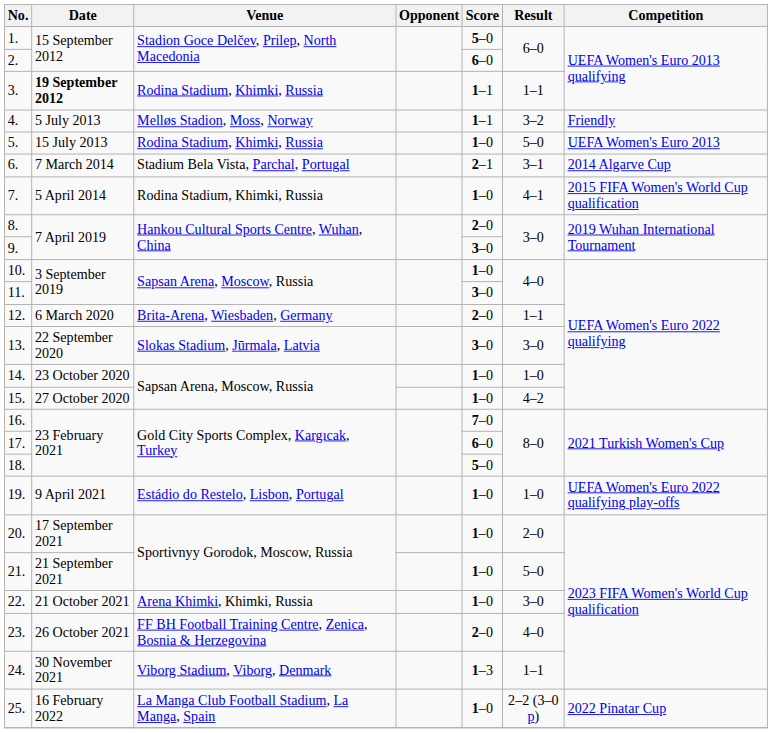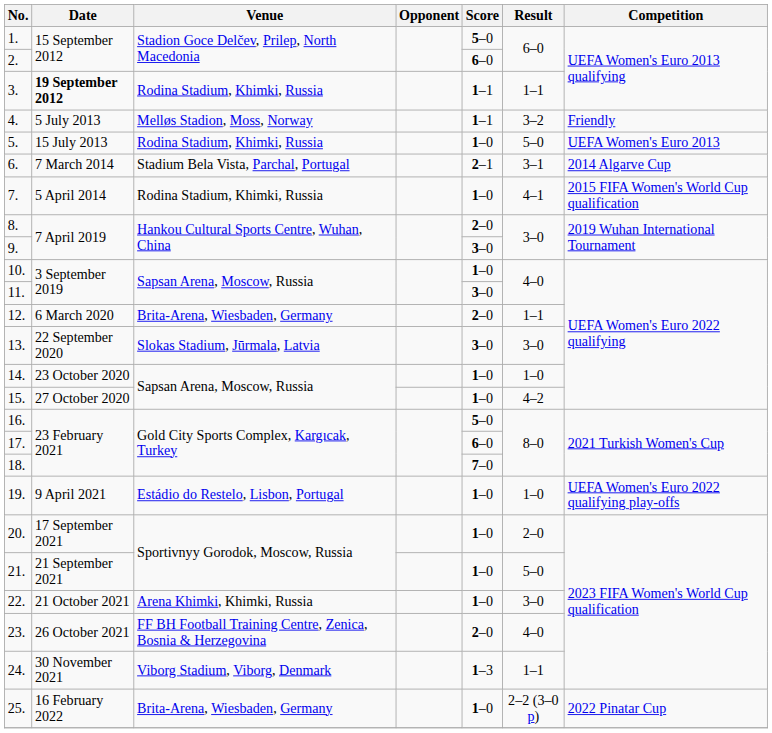(482, 420) 7–0 -> (482, 420) 5–0
(482, 465) 5–0 -> (482, 465) 7–0
(243, 708) La Manga Club Football Stadium, La Manga, Spain -> (235, 708) Brita-Arena, Wiesbaden, Germany
